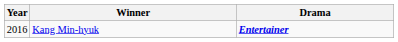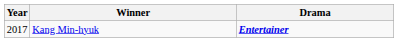(17, 29) 2016 -> (17, 29) 2017
